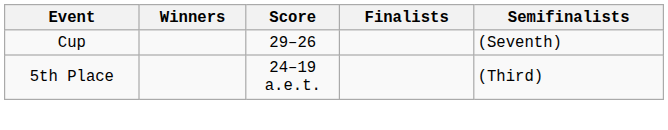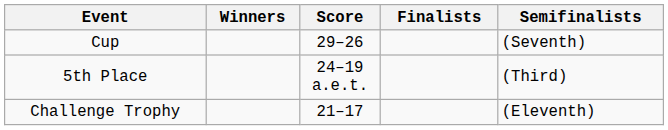+ row: (105, 112)
